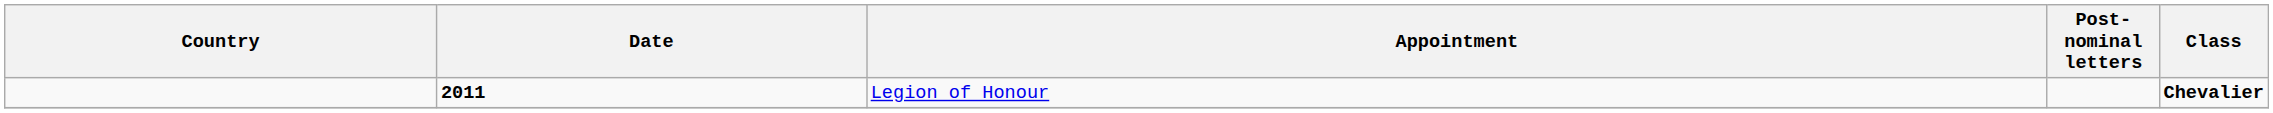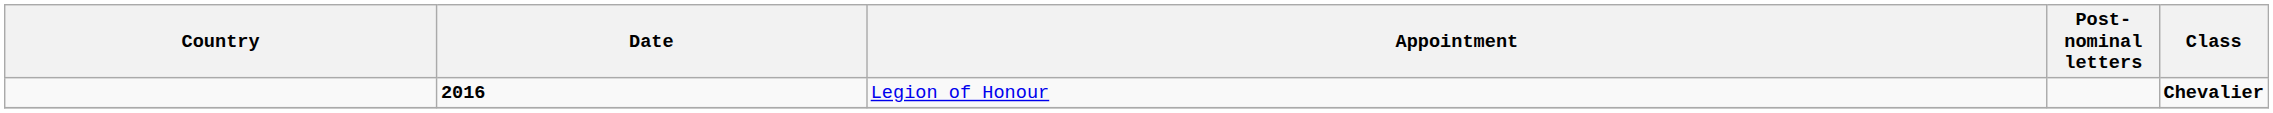(463, 93) 2011 -> (463, 93) 2016
